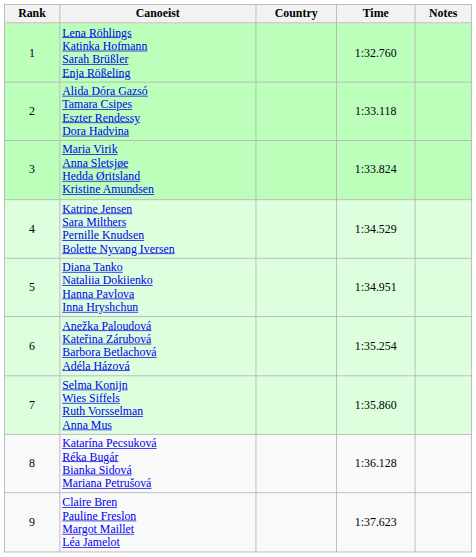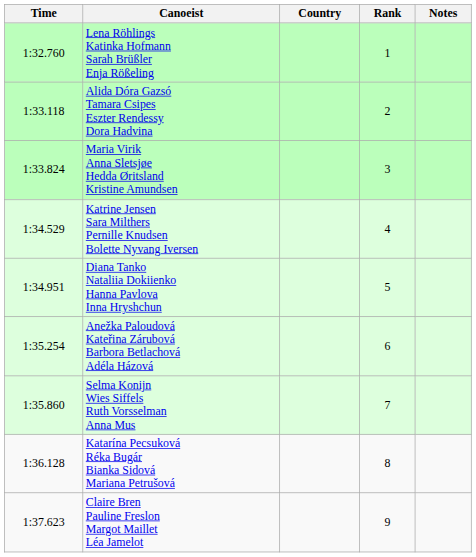columns swapped: (32, 13) <-> (376, 13)
